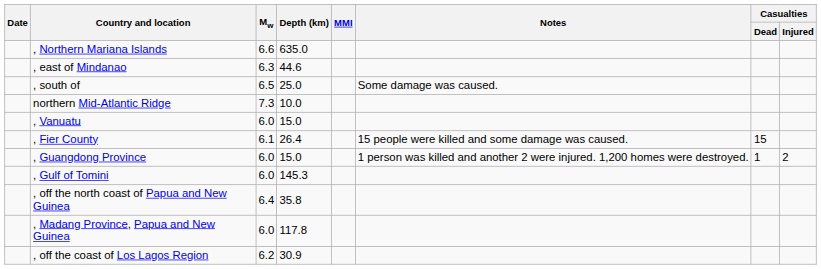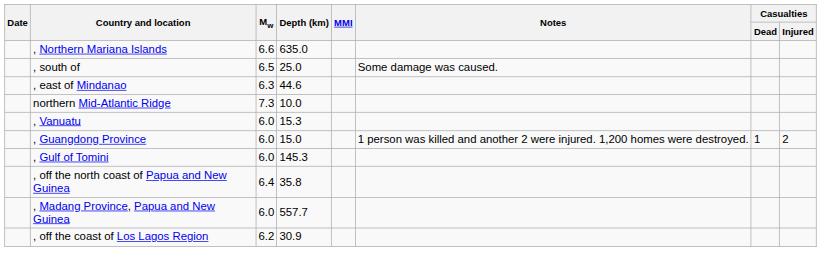rows swapped: (80, 67) <-> (56, 85)
(291, 121) 15.0 -> (291, 121) 15.3
- row: (66, 139)
(293, 230) 117.8 -> (294, 212) 557.7
